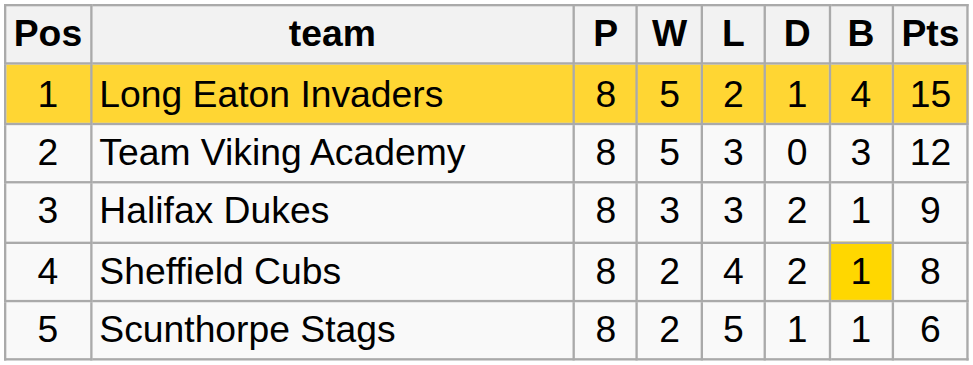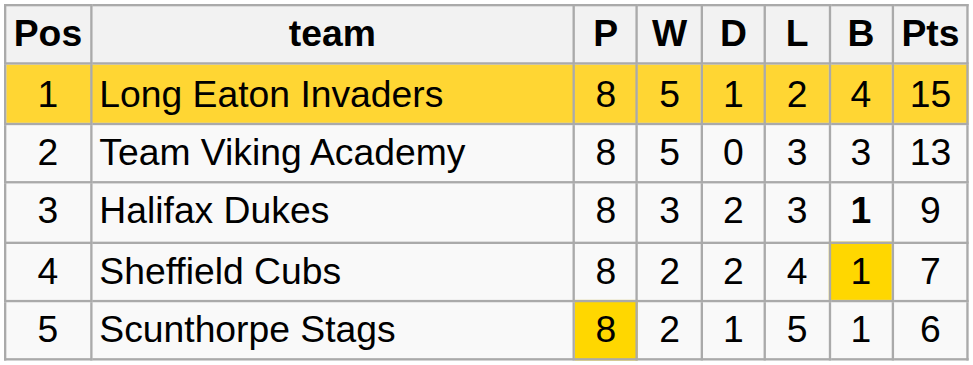columns swapped: (797, 34) <-> (733, 34)
(930, 152) 12 -> (930, 152) 13
(861, 211) normal -> (861, 211) bold
(930, 270) 8 -> (930, 270) 7
(606, 329) no background -> (606, 329) gold background
